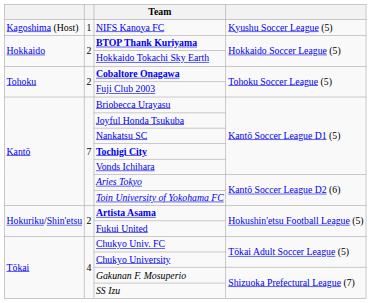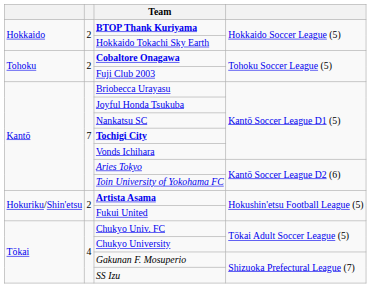- row: (130, 27)
